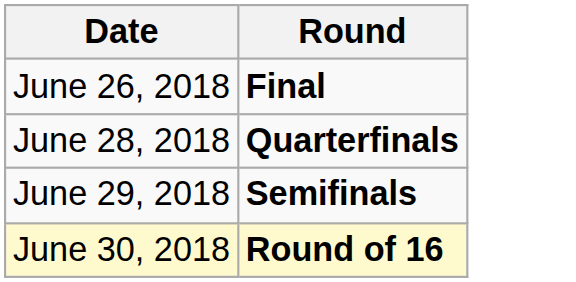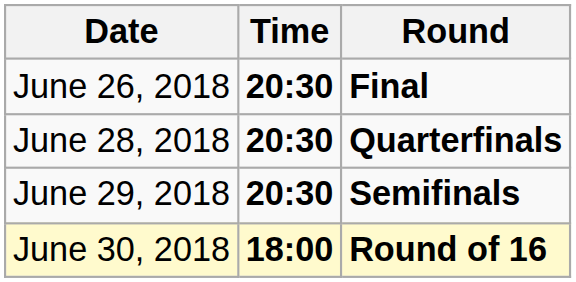+ column: (290, 31)
